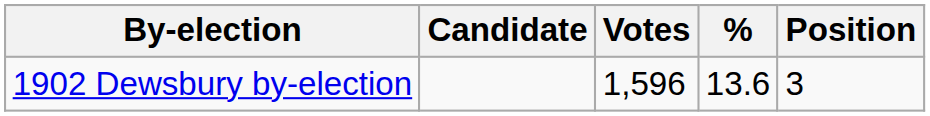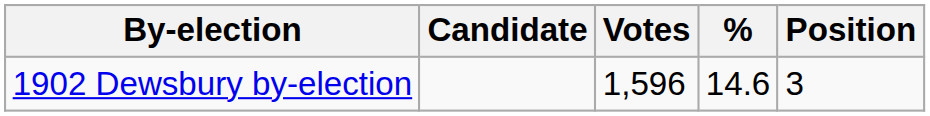(738, 83) 13.6 -> (738, 83) 14.6
